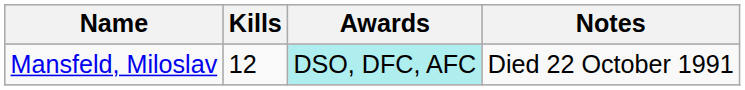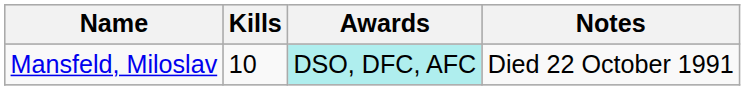(243, 64) 12 -> (243, 64) 10
